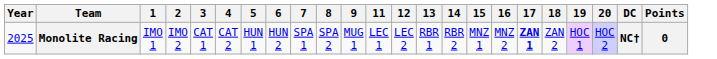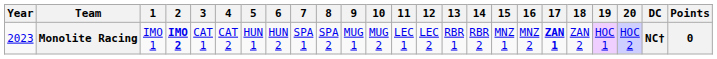+ column: (379, 14)
(20, 38) 2025 -> (20, 38) 2023
(178, 38) normal -> (178, 38) bold
